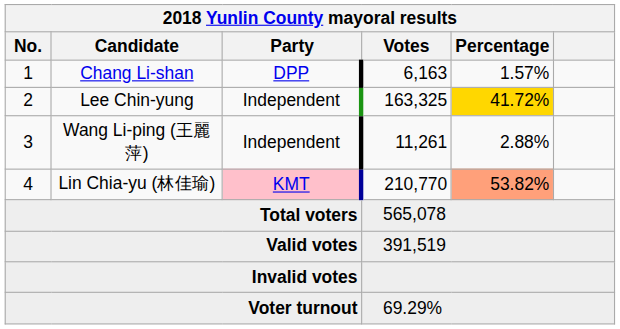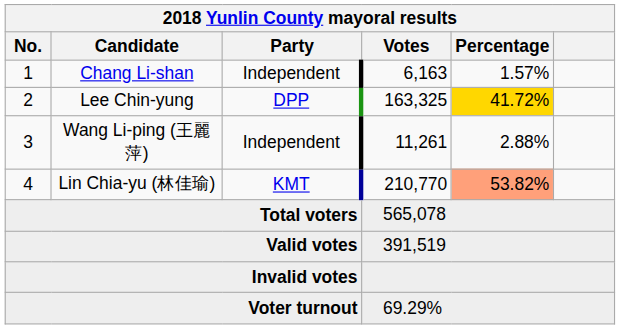(291, 73) DPP -> (291, 73) Independent
(291, 101) Independent -> (291, 101) DPP
(291, 184) pink background -> (291, 184) no background
